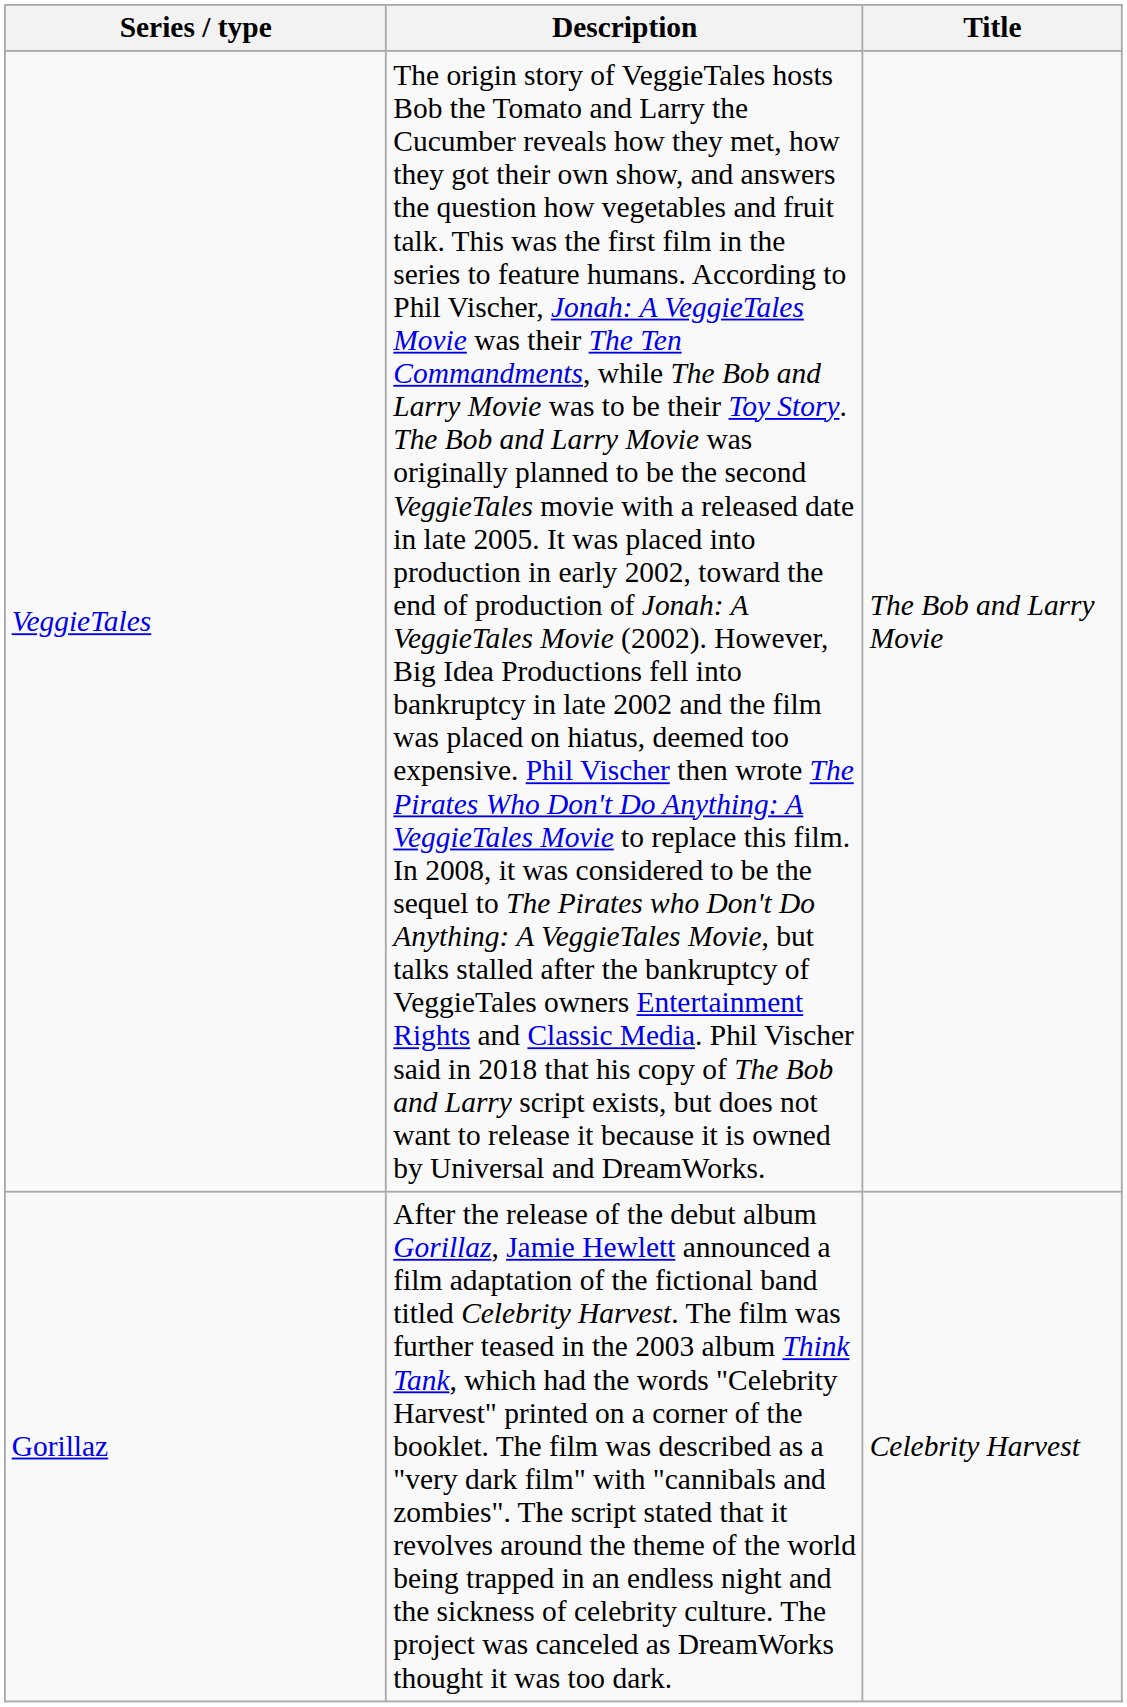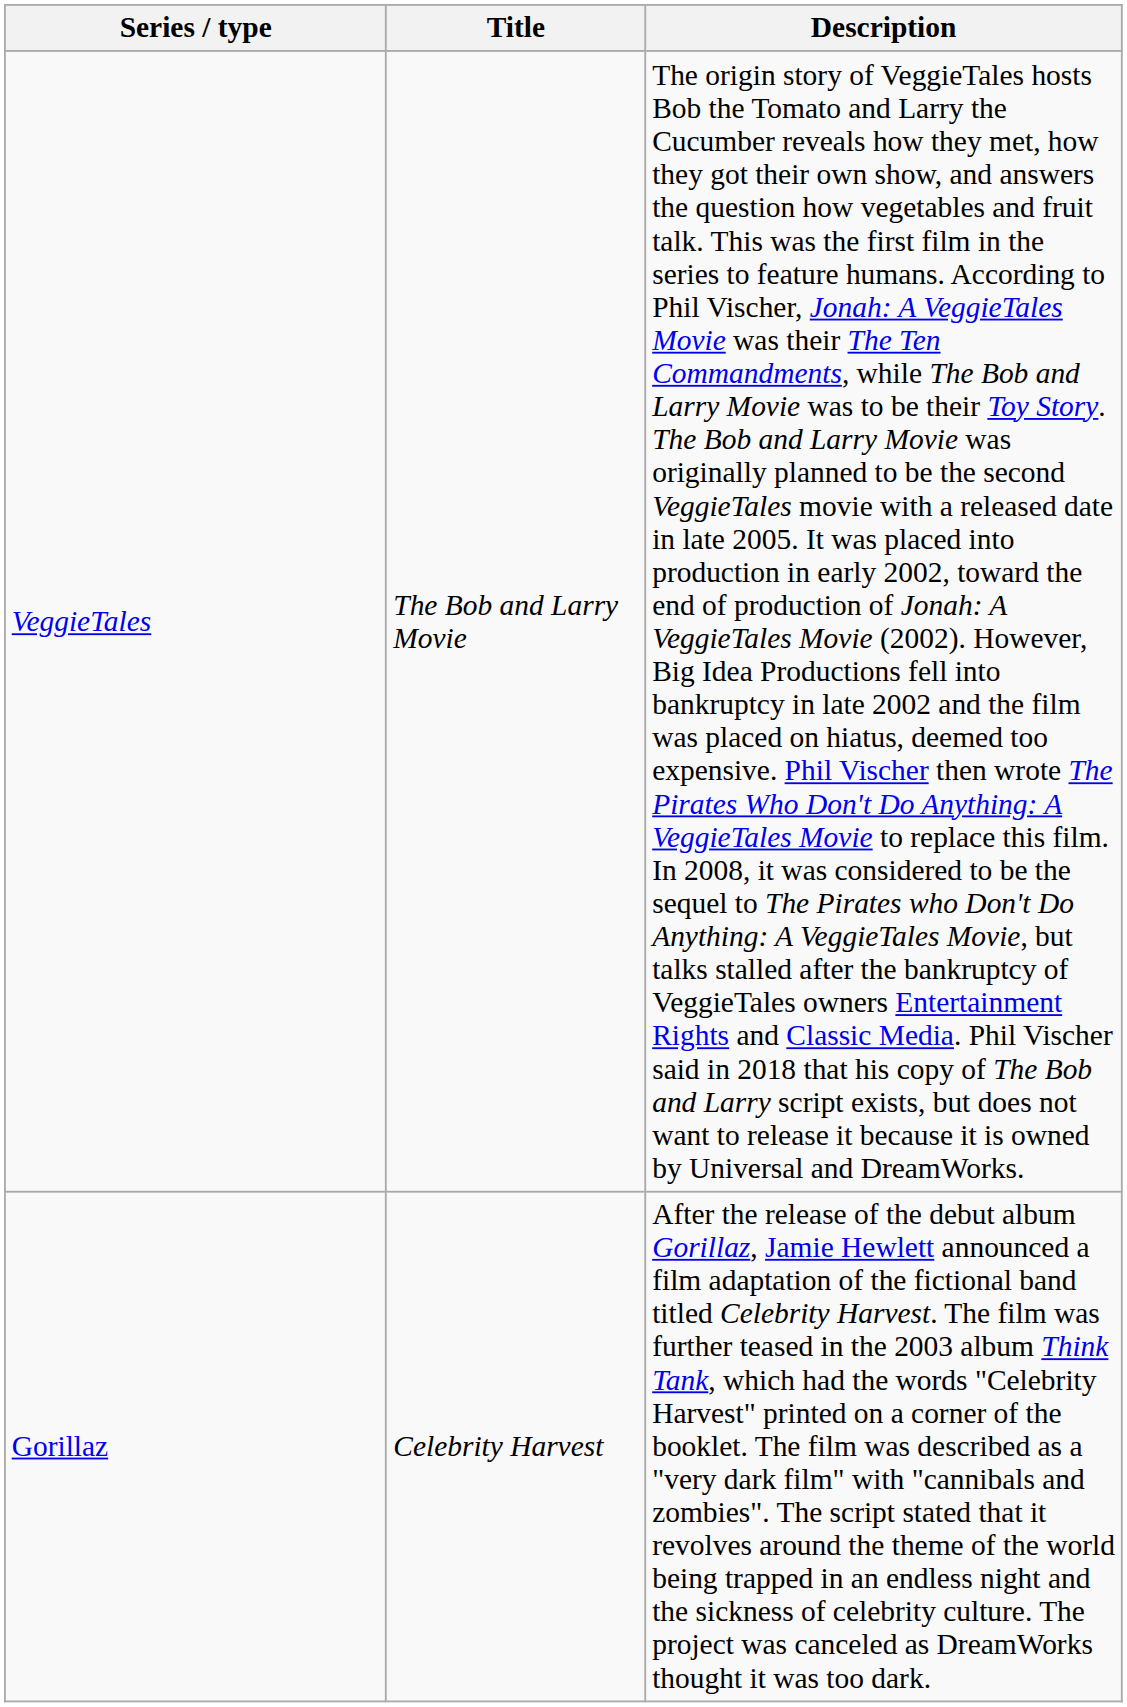columns swapped: (992, 27) <-> (625, 27)
